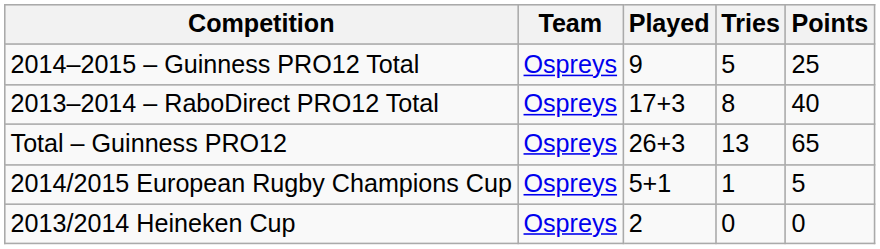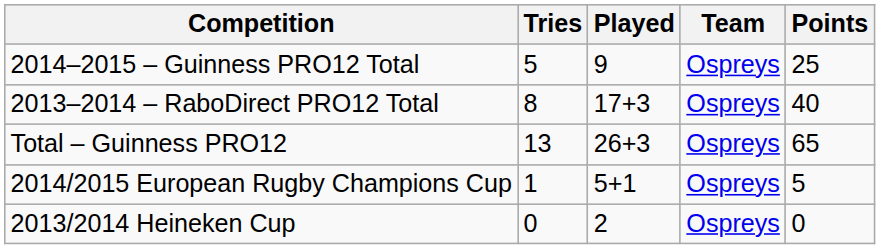columns swapped: (570, 24) <-> (751, 24)
